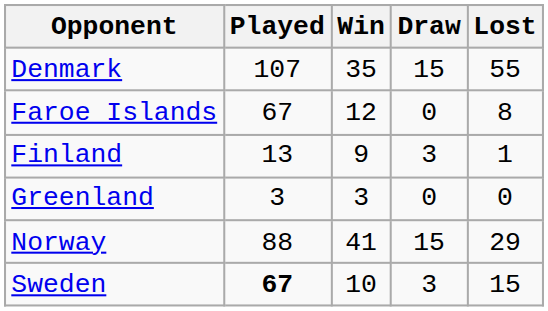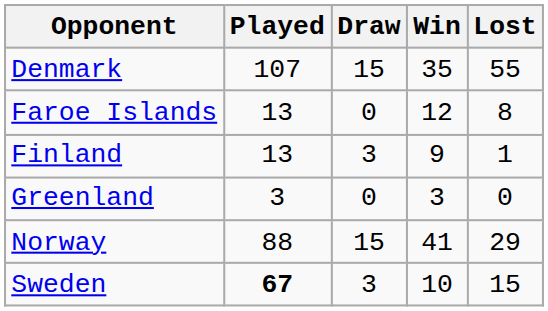columns swapped: (361, 27) <-> (429, 27)
(277, 113) 67 -> (277, 113) 13
